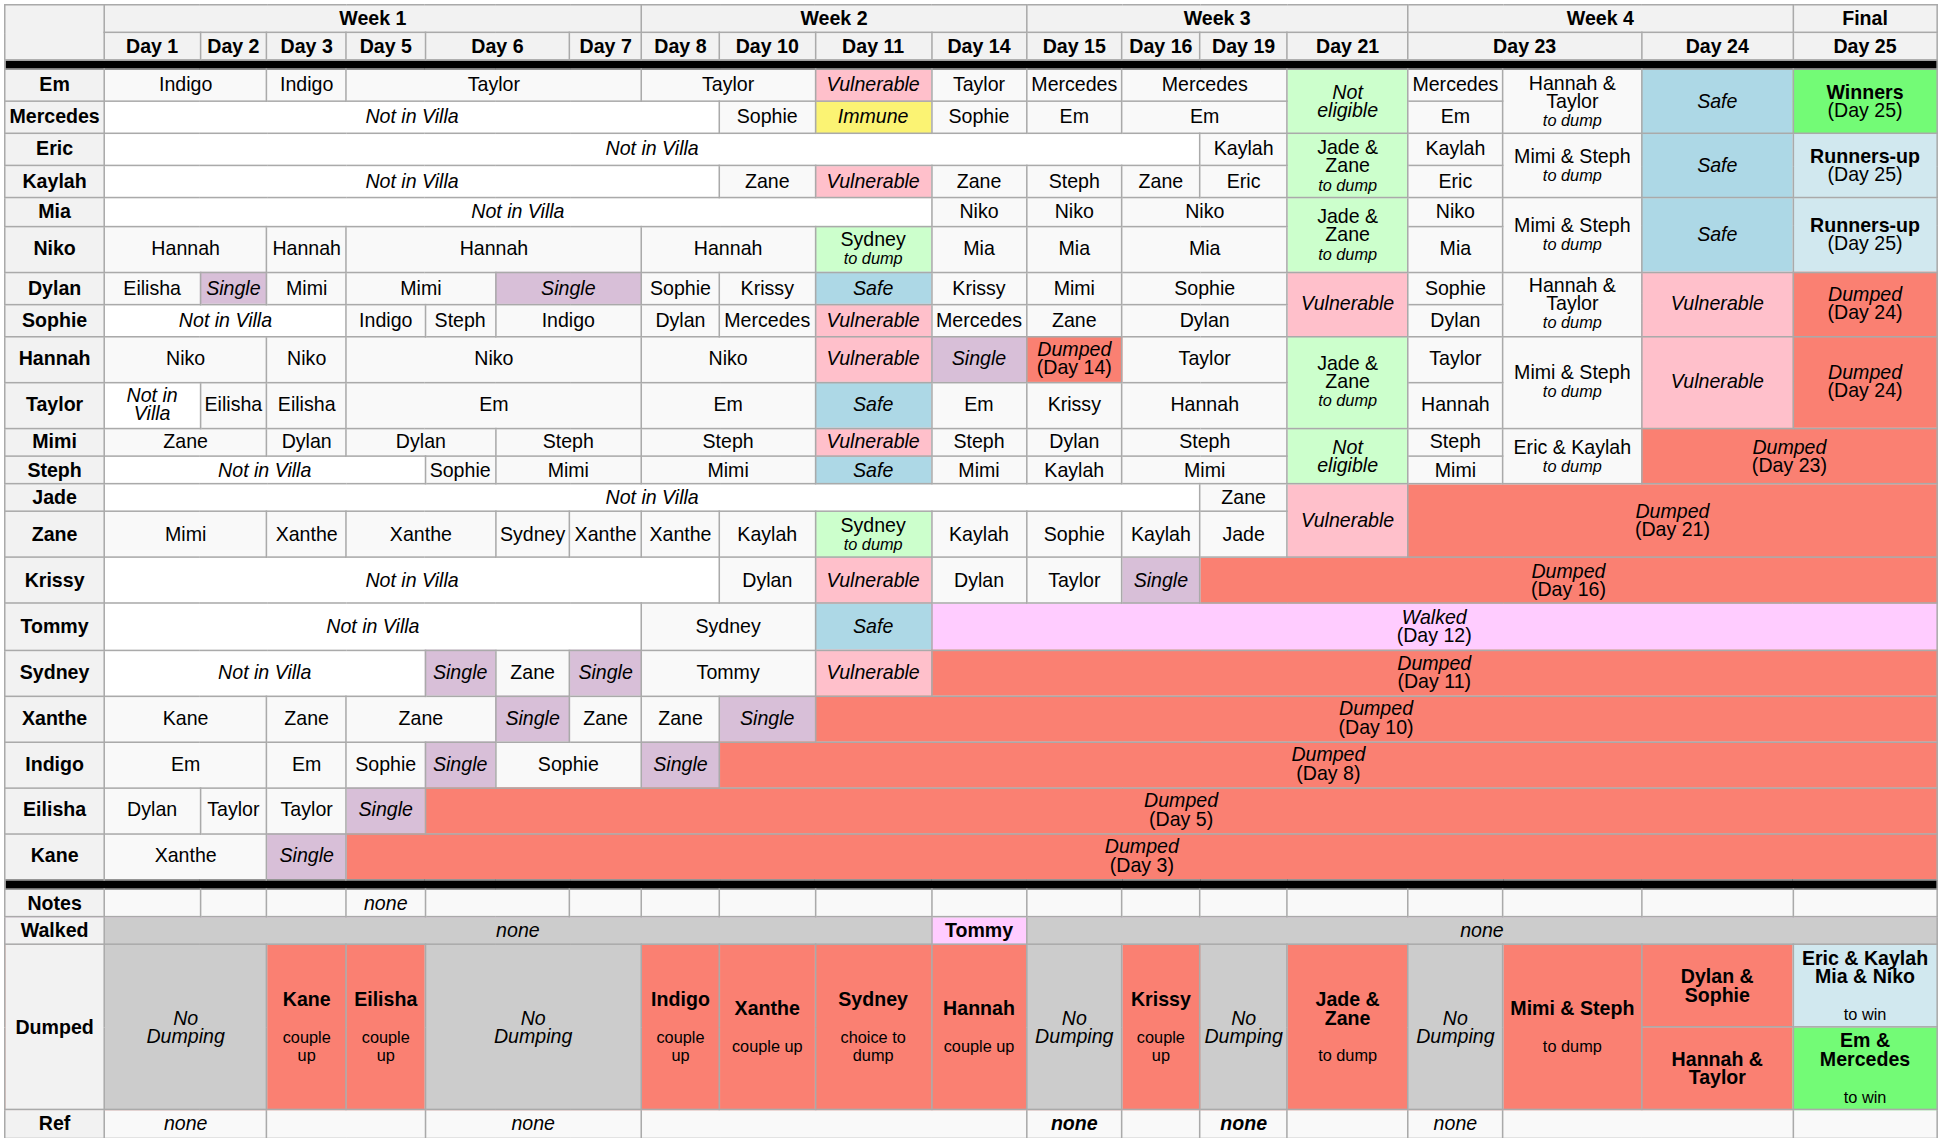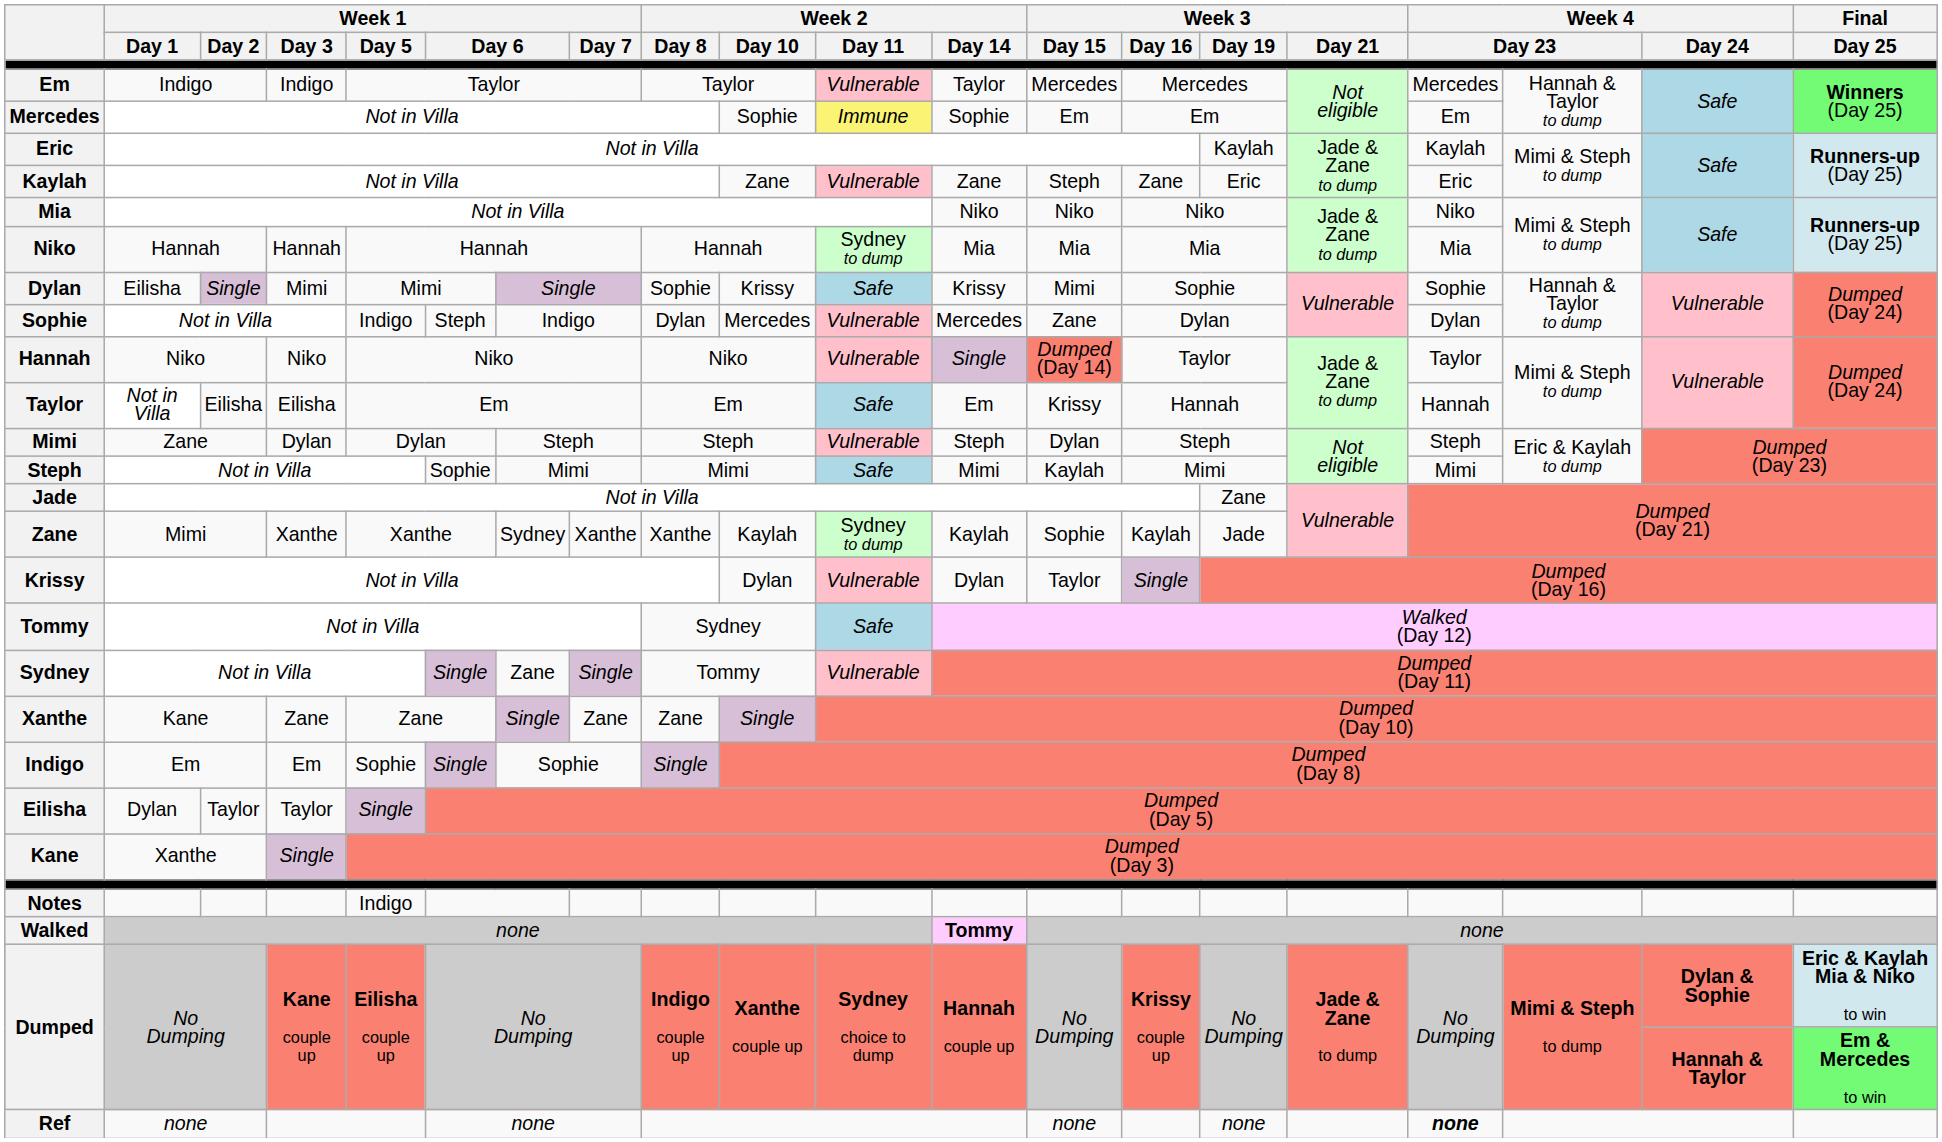(386, 902) none -> (386, 902) Indigo
(1074, 1123) bold -> (1074, 1123) normal
(1244, 1123) bold -> (1244, 1123) normal
(1455, 1123) normal -> (1455, 1123) bold
